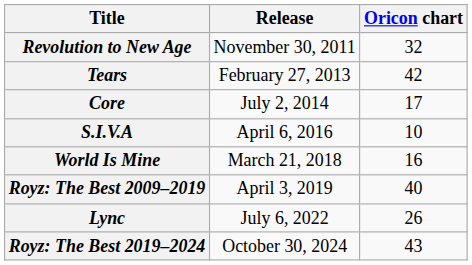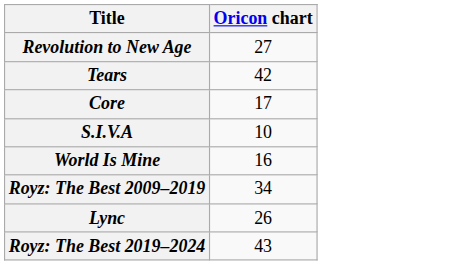- column: (285, 18)
(414, 47) 32 -> (263, 47) 27
(414, 189) 40 -> (263, 189) 34
